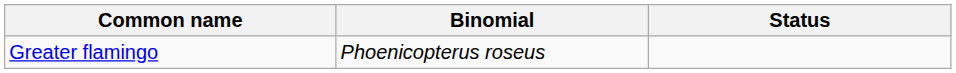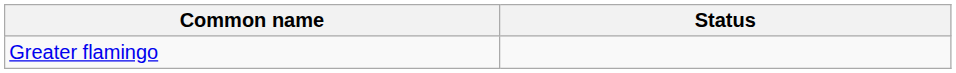- column: (492, 20)
